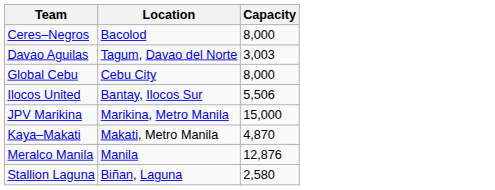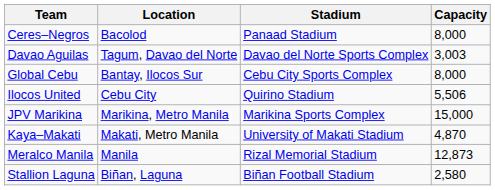+ column: (336, 15)
(128, 75) Cebu City -> (152, 75) Bantay, Ilocos Sur
(152, 95) Bantay, Ilocos Sur -> (128, 95) Cebu City
(263, 155) 12,876 -> (454, 155) 12,873
